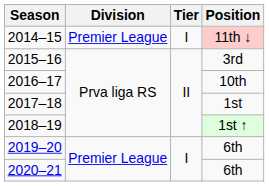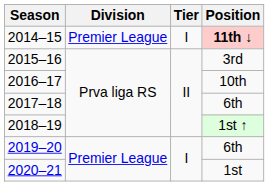(233, 37) normal -> (233, 37) bold
(233, 103) 1st -> (233, 103) 6th
(233, 170) 6th -> (233, 170) 1st
